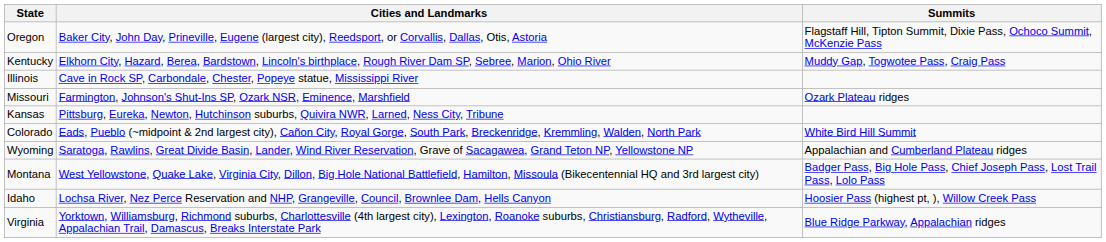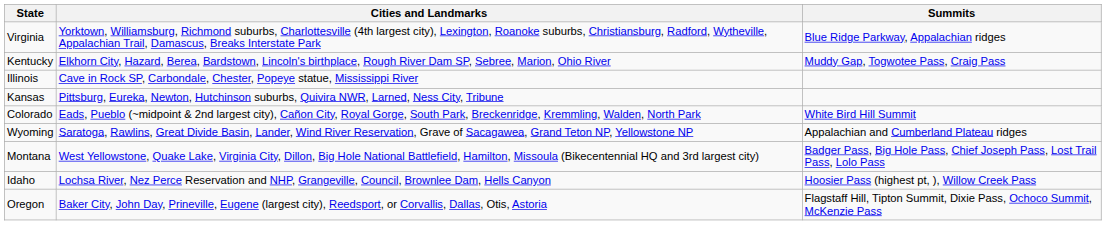rows swapped: (26, 222) <-> (26, 37)
- row: (28, 97)
